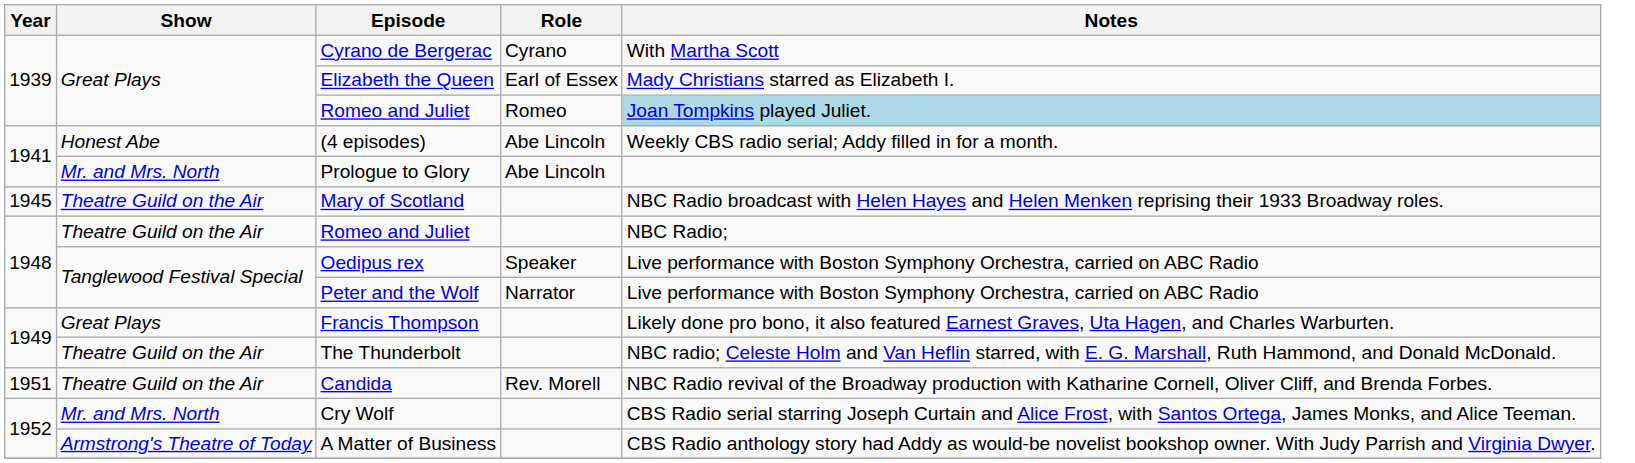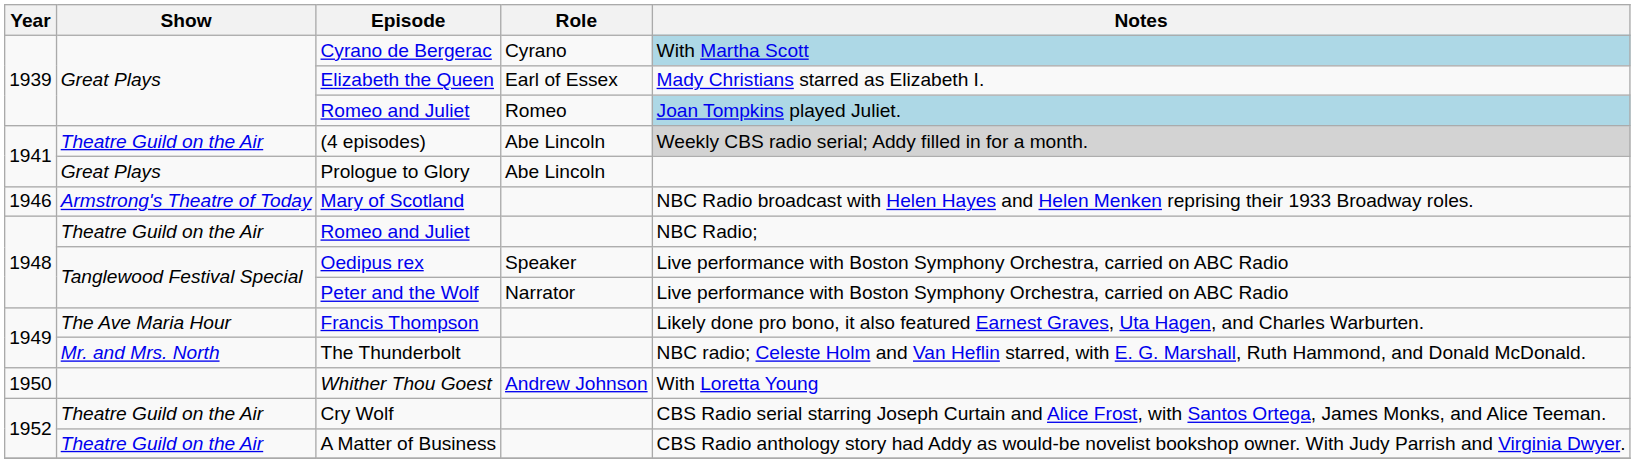(703, 50) no background -> (733, 50) lightblue background
(110, 141) Honest Abe -> (162, 141) Theatre Guild on the Air
(843, 141) no background -> (872, 141) lightgrey background
(140, 171) Mr. and Mrs. North -> (111, 171) Great Plays
(30, 202) 1945 -> (30, 202) 1946
(162, 202) Theatre Guild on the Air -> (186, 202) Armstrong's Theatre of Today
(111, 323) Great Plays -> (146, 323) The Ave Maria Hour
(162, 353) Theatre Guild on the Air -> (140, 353) Mr. and Mrs. North
+ row: (406, 383)
- row: (356, 383)
(140, 414) Mr. and Mrs. North -> (162, 414) Theatre Guild on the Air
(186, 444) Armstrong's Theatre of Today -> (162, 444) Theatre Guild on the Air
